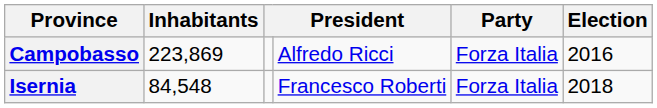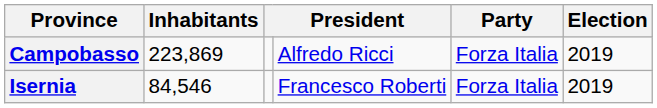(590, 53) 2016 -> (590, 53) 2019
(180, 86) 84,548 -> (180, 86) 84,546
(590, 86) 2018 -> (590, 86) 2019
